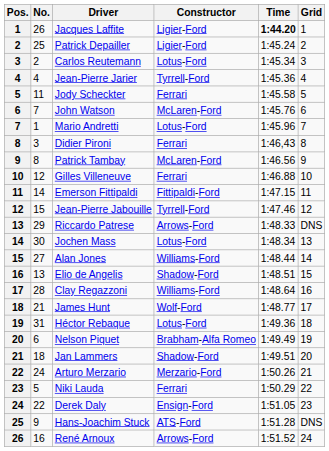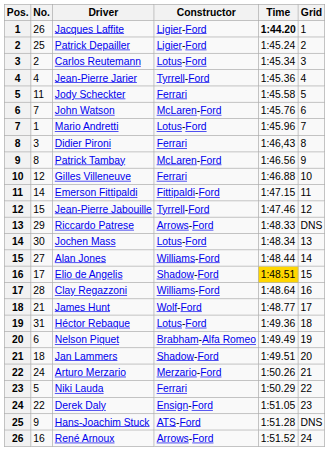(39, 275) 13 -> (39, 275) 17
(278, 275) no background -> (278, 275) gold background
